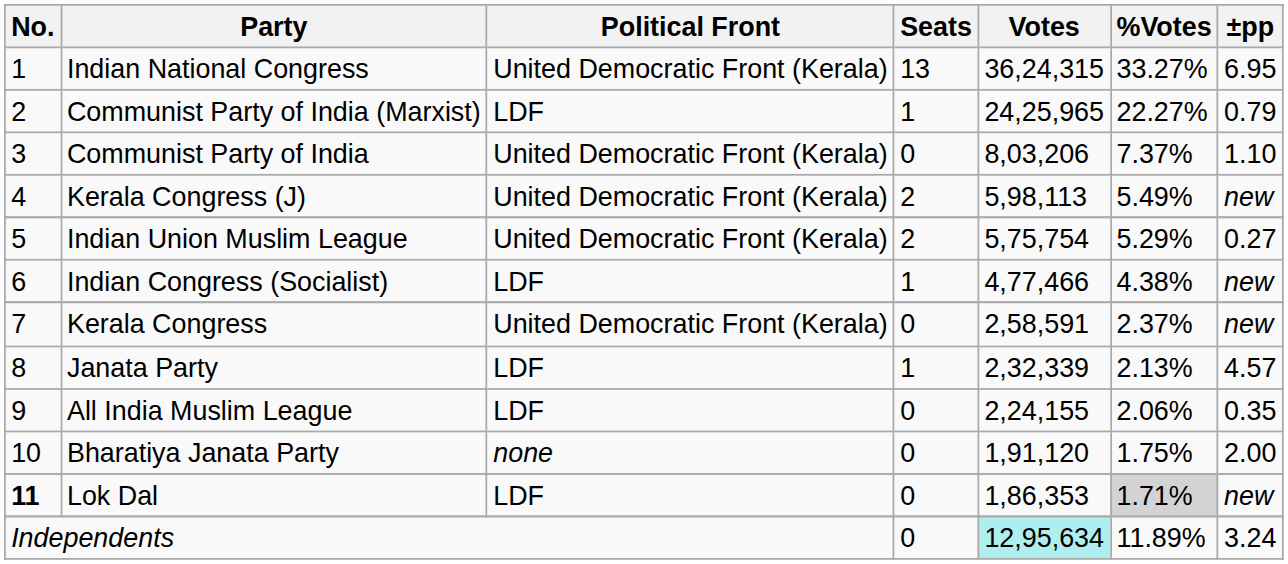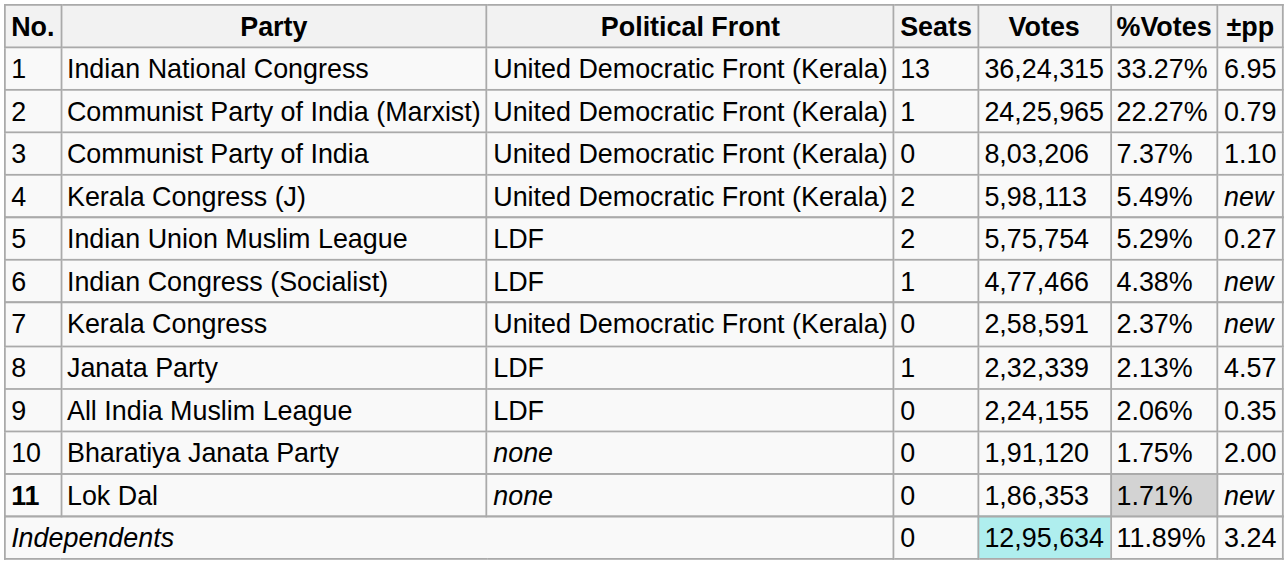(519, 112) LDF -> (690, 112) United Democratic Front (Kerala)
(690, 239) United Democratic Front (Kerala) -> (519, 239) LDF
(519, 495) LDF -> (523, 495) none
